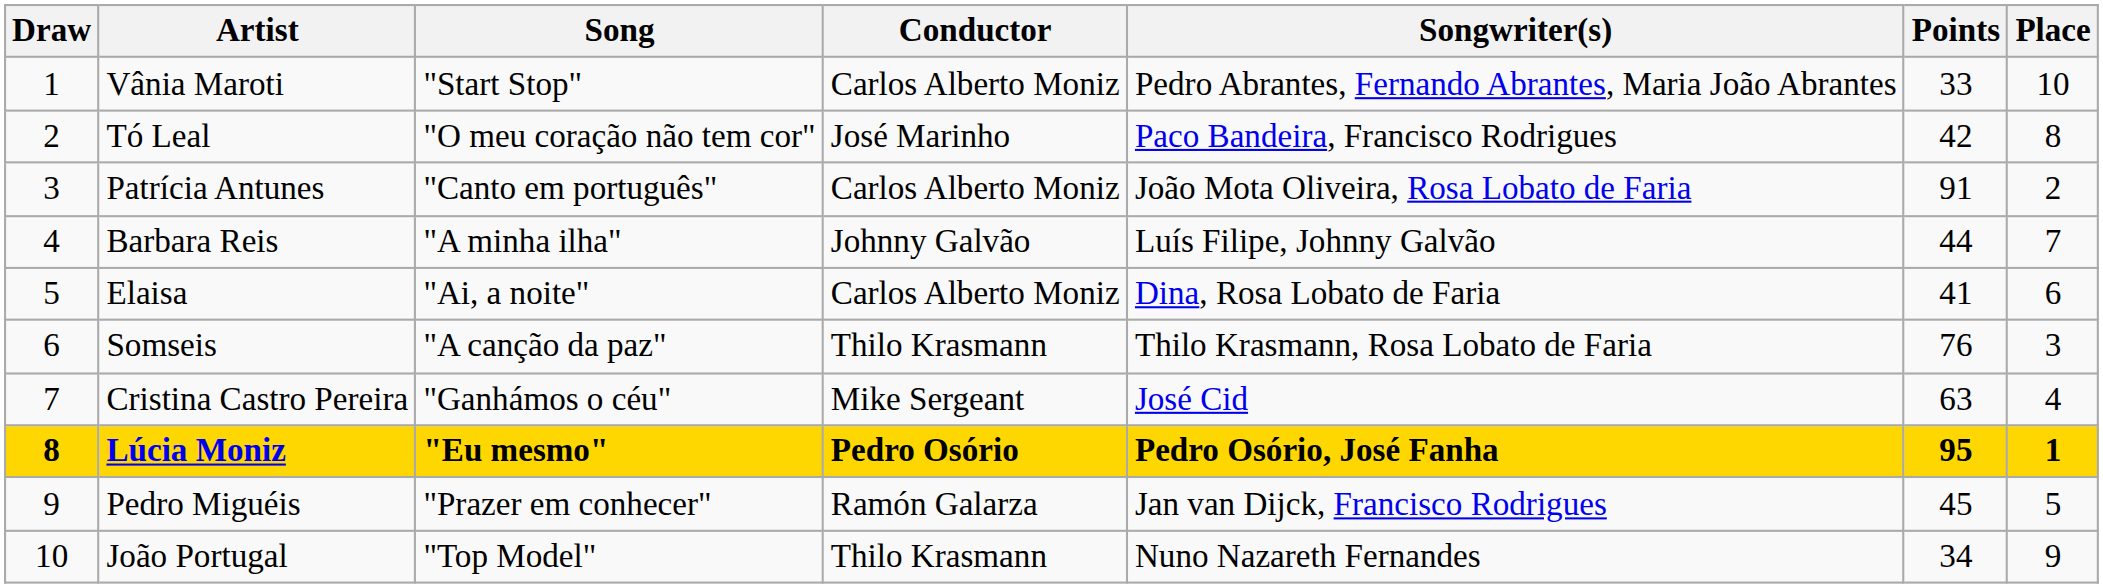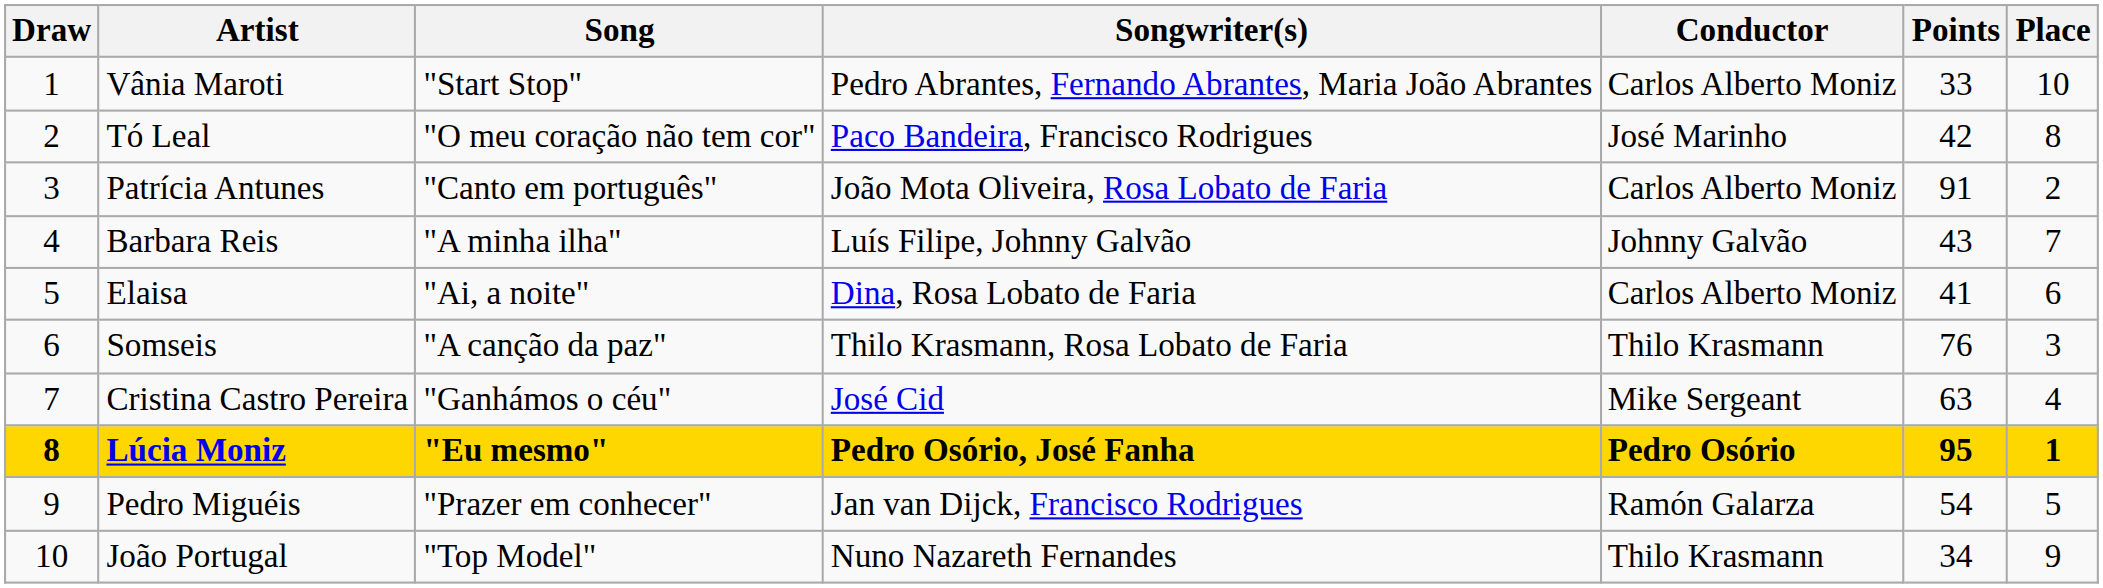columns swapped: (1516, 30) <-> (975, 30)
(1956, 240) 44 -> (1956, 240) 43
(1956, 503) 45 -> (1956, 503) 54
